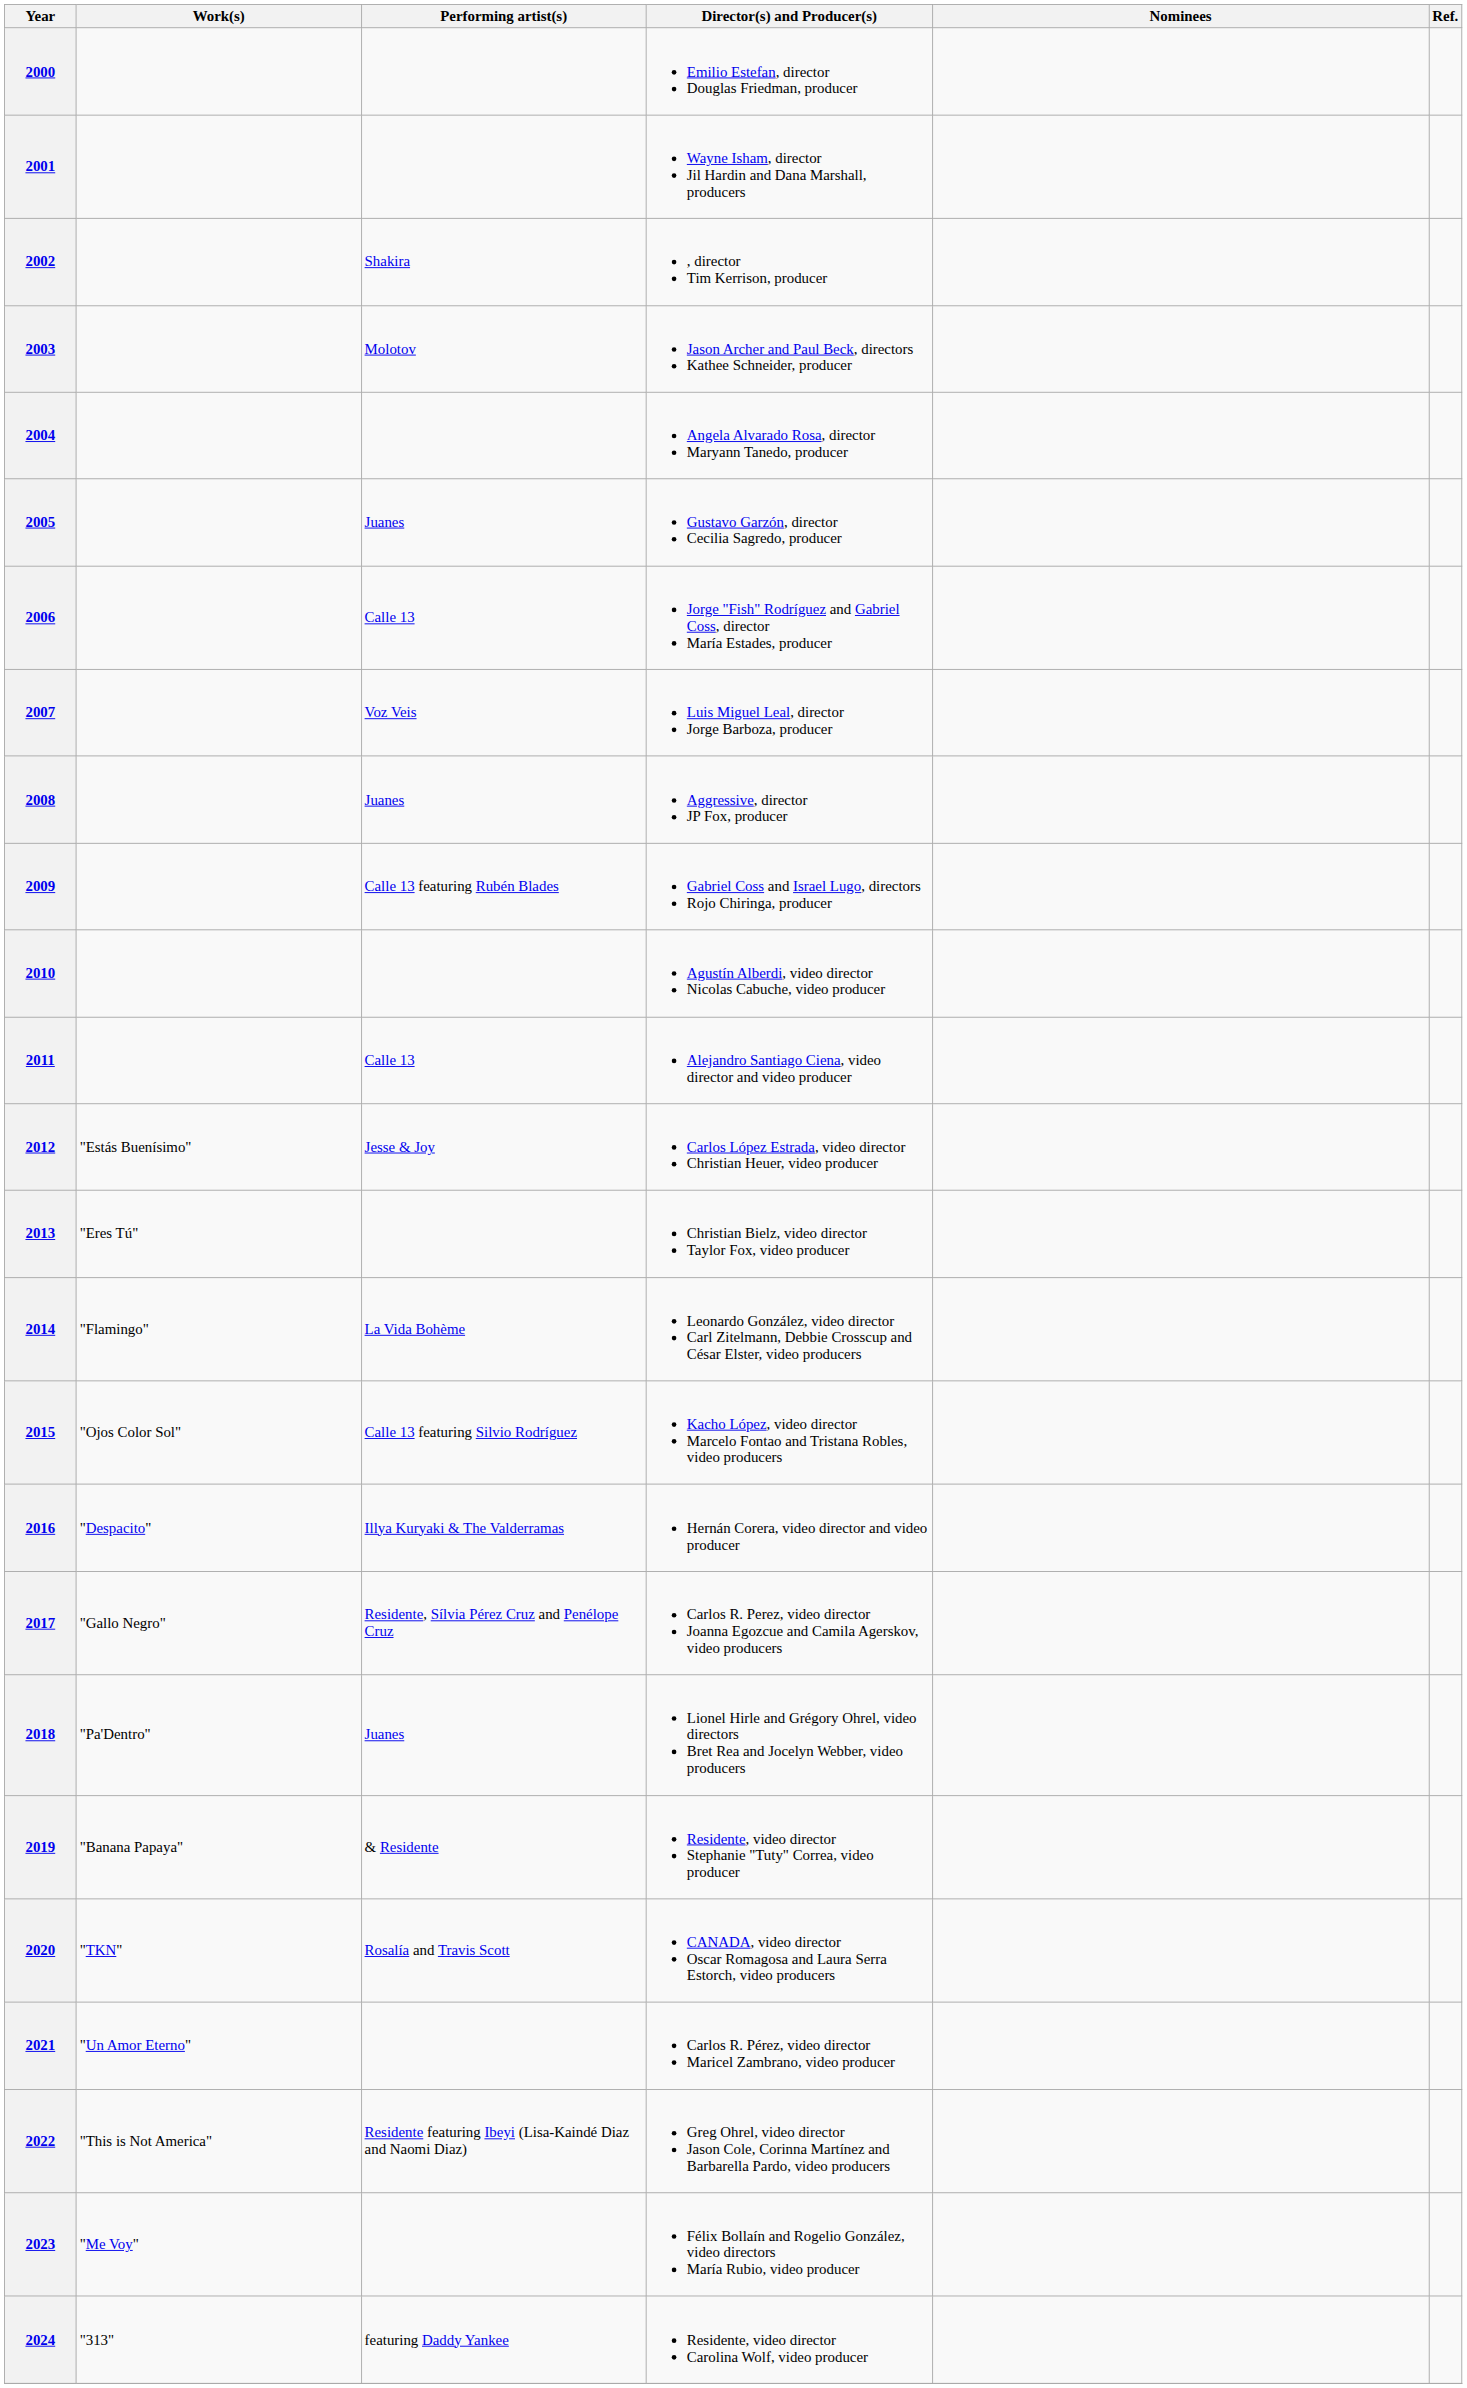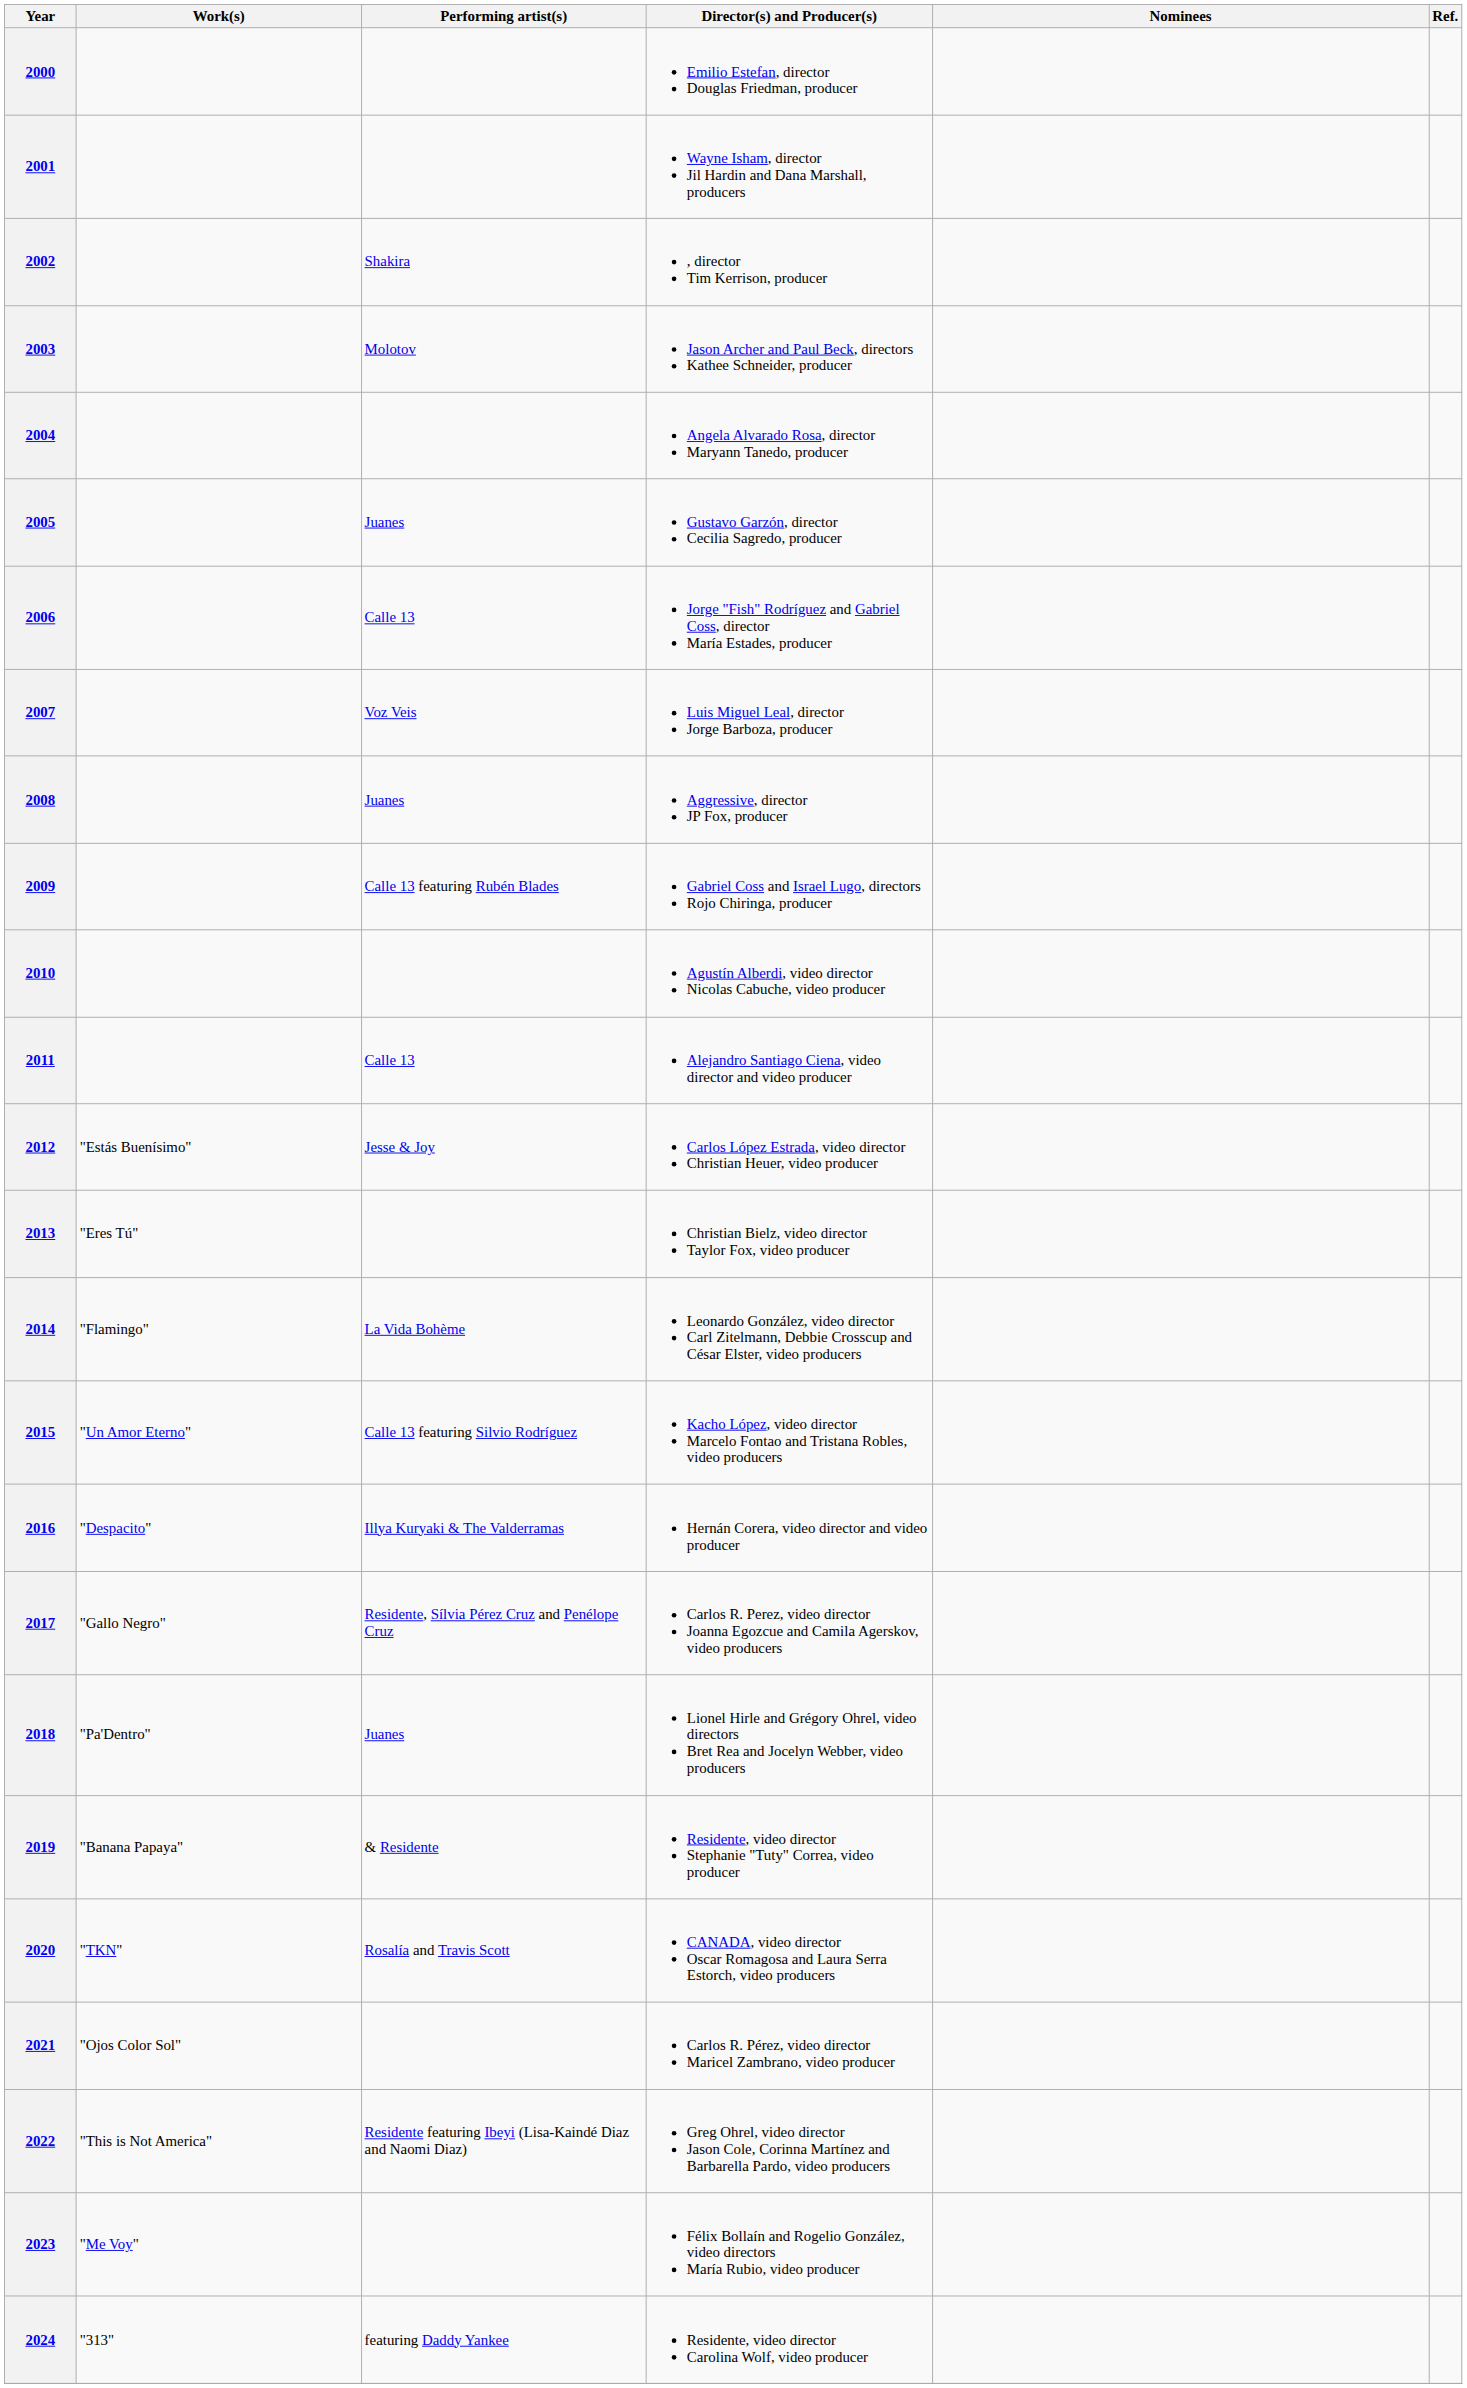(130, 1432) "Ojos Color Sol" -> (135, 1432) "Un Amor Eterno"
(135, 2045) "Un Amor Eterno" -> (130, 2045) "Ojos Color Sol"
